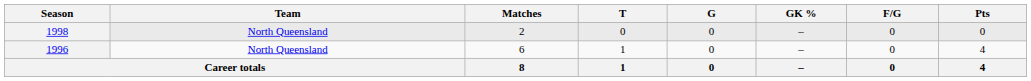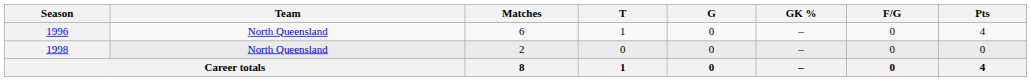rows swapped: (57, 50) <-> (57, 31)
